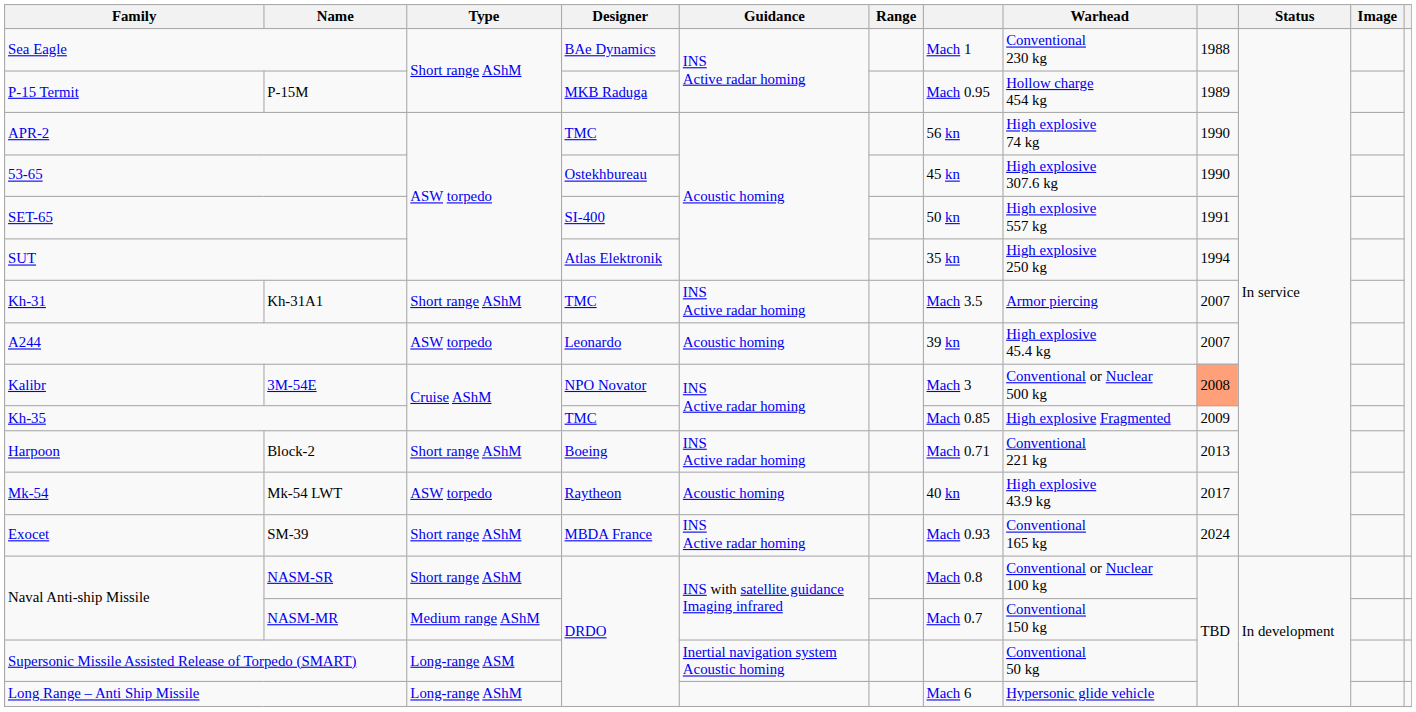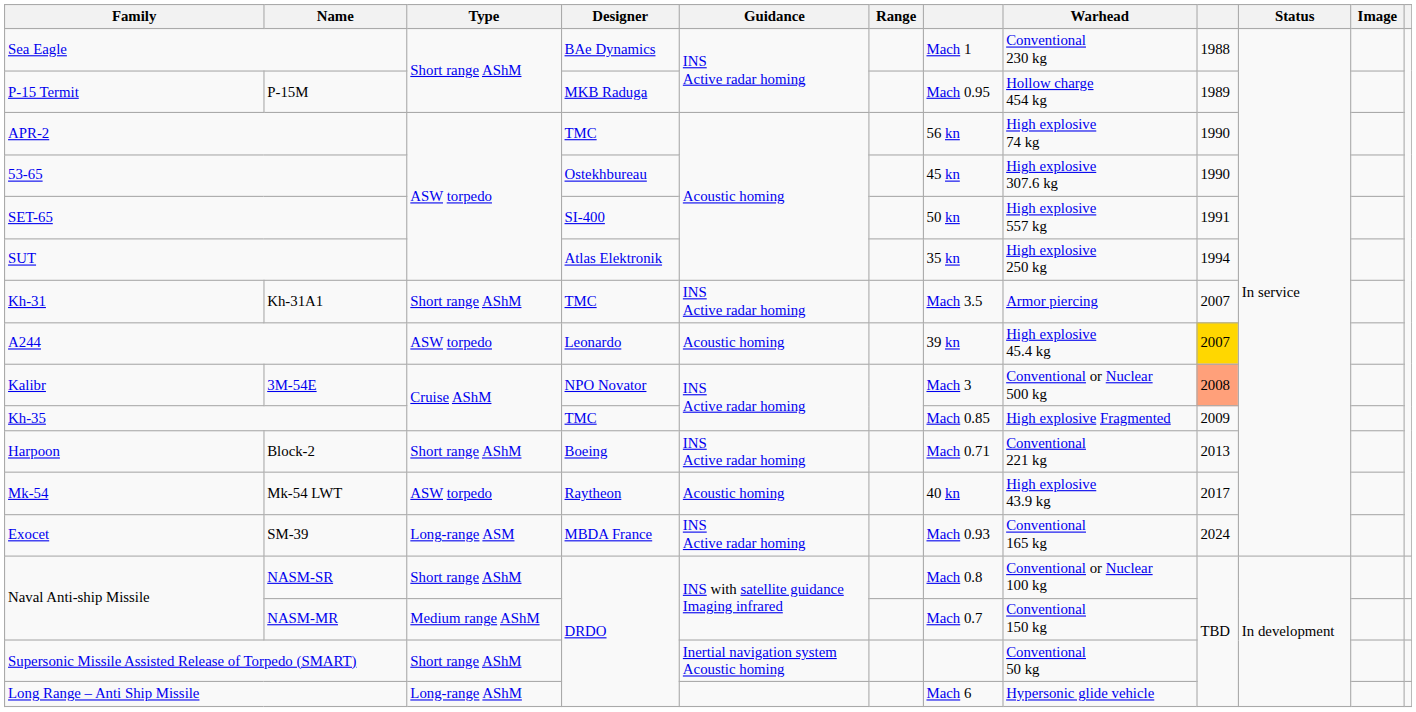(1215, 342) no background -> (1215, 342) gold background
(466, 534) Short range AShM -> (462, 534) Long-range ASM
(462, 660) Long-range ASM -> (466, 660) Short range AShM
